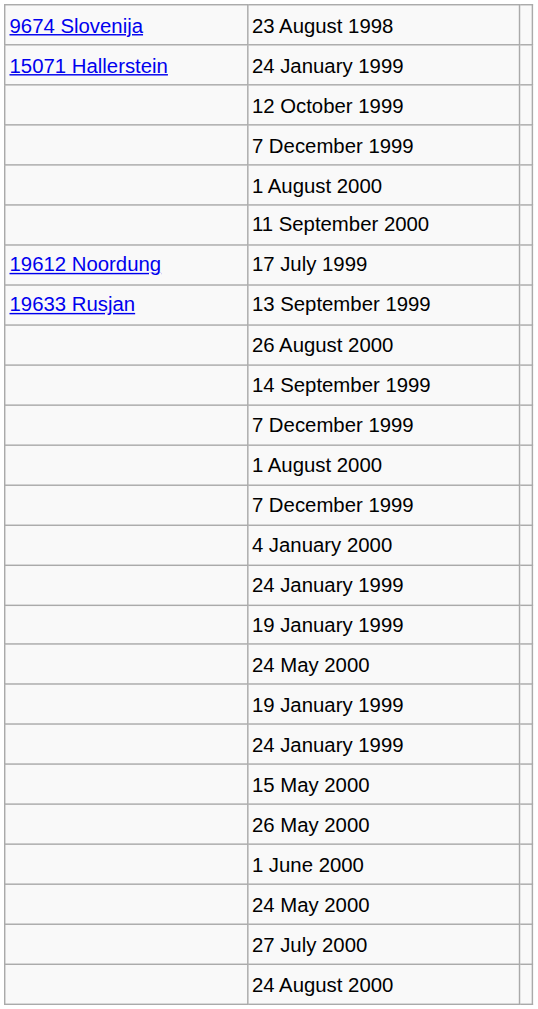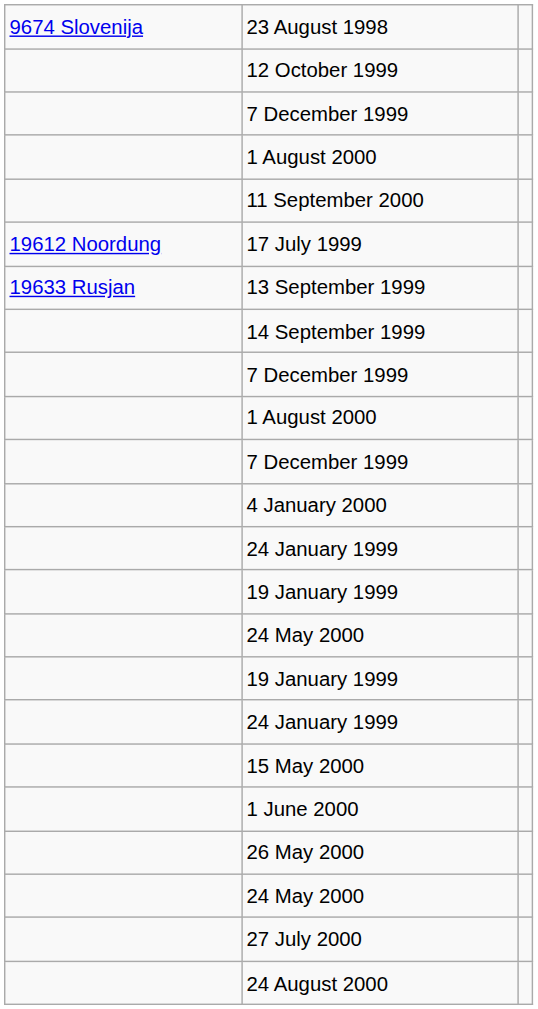- row: (89, 65)
- row: (126, 345)
rows swapped: (126, 825) <-> (126, 864)
